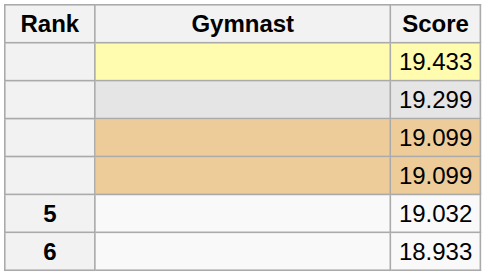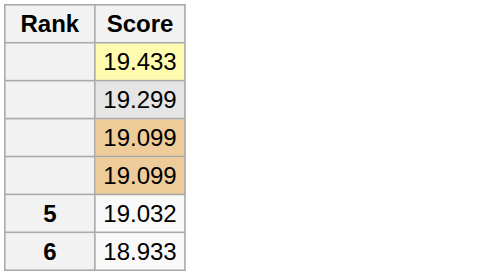- column: (243, 24)
